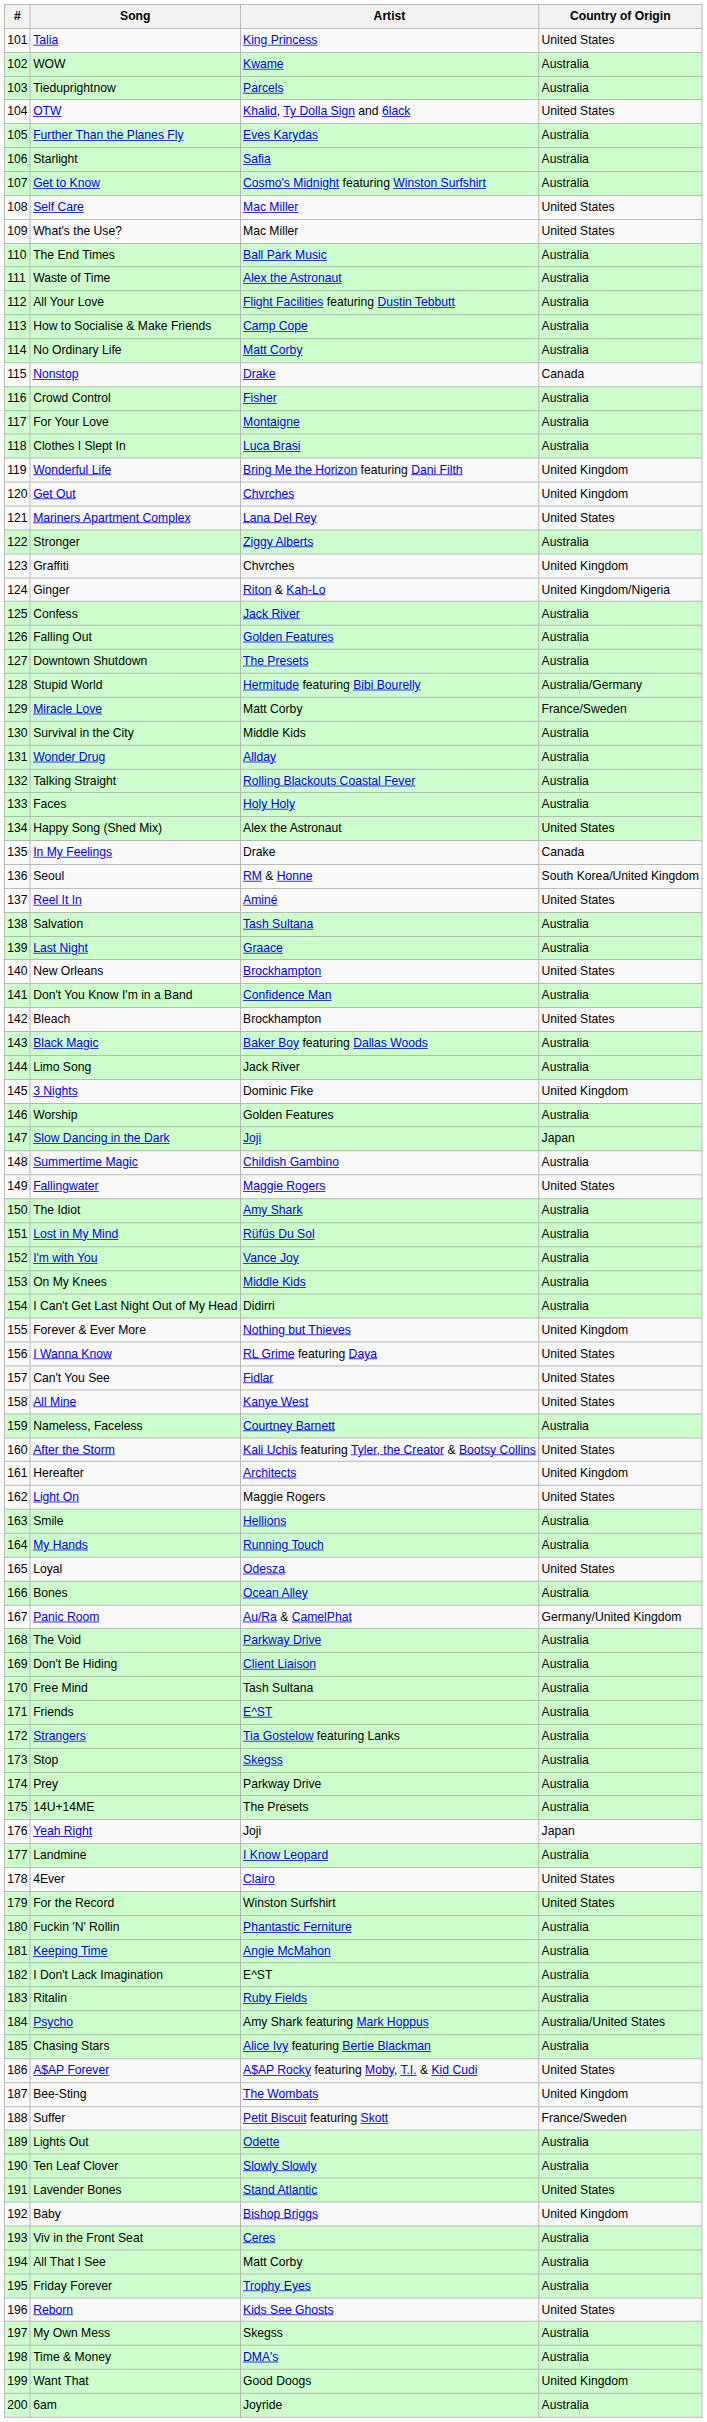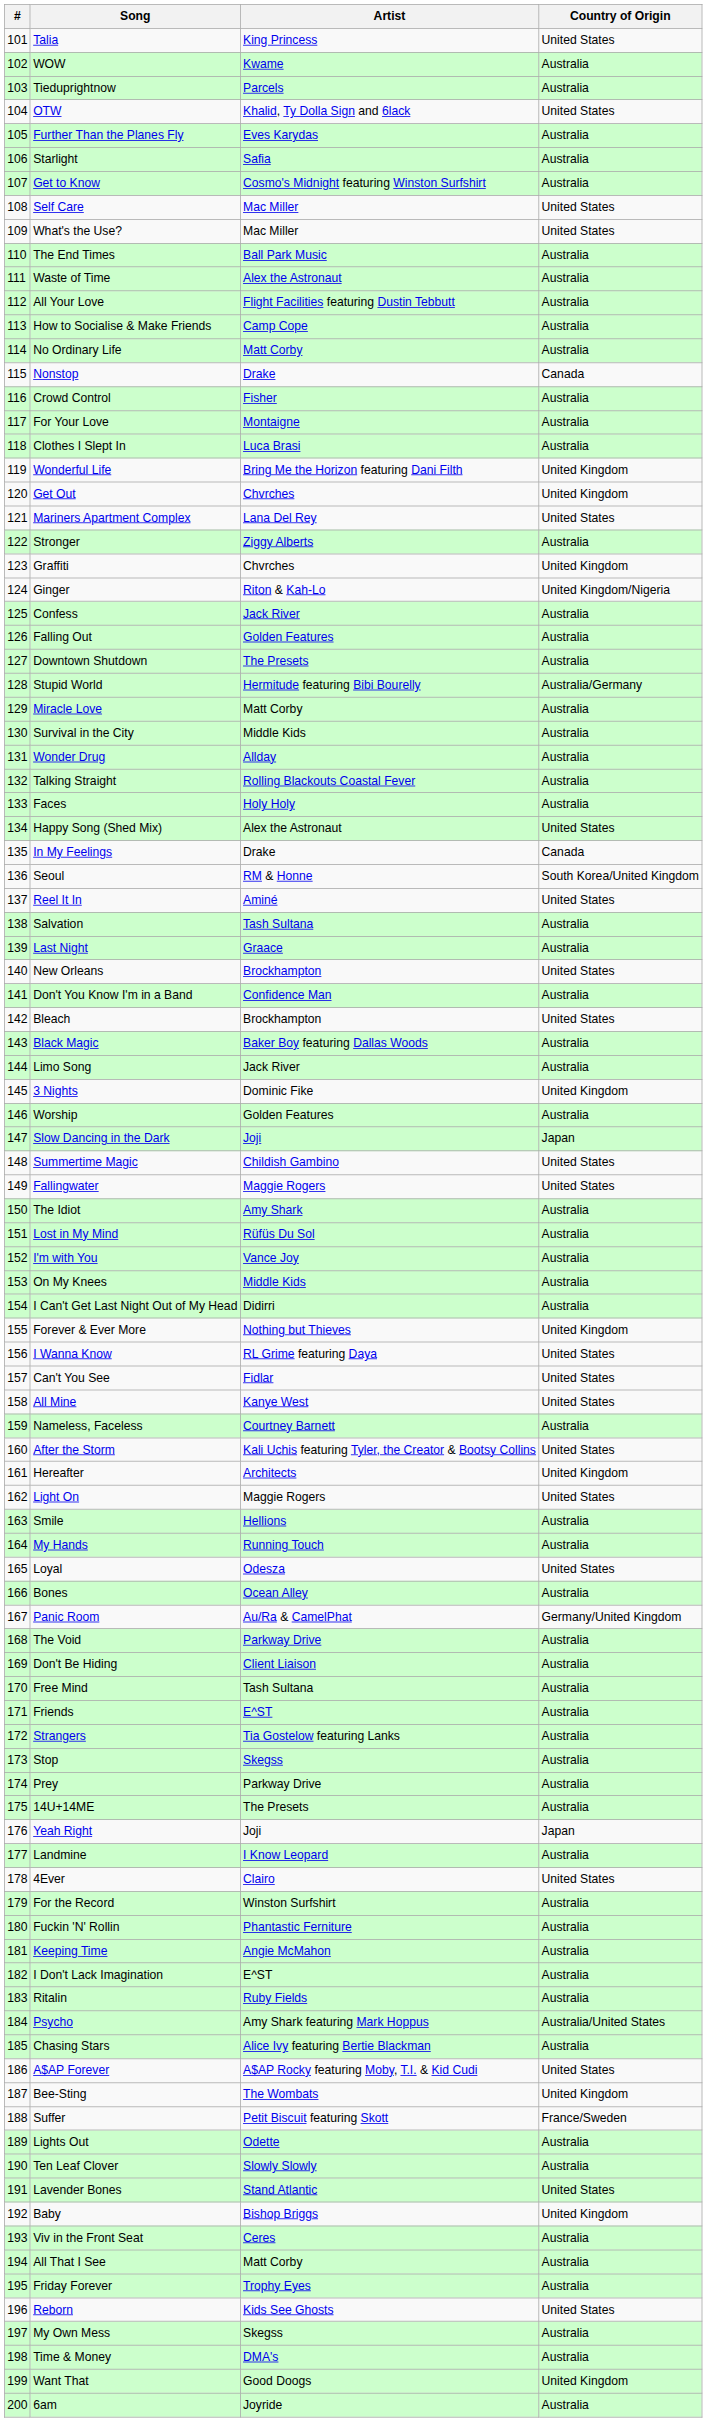(584, 709) France/Sweden -> (565, 709) Australia
(565, 1162) Australia -> (578, 1162) United States
(578, 1903) United States -> (565, 1903) Australia
